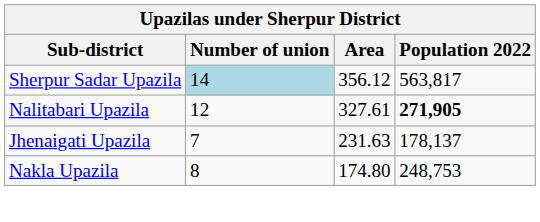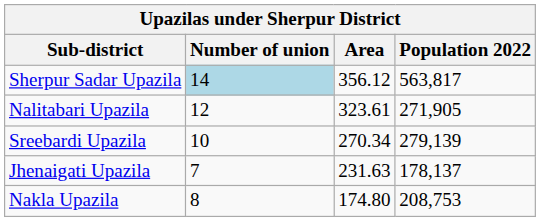(364, 110) 327.61 -> (364, 110) 323.61
(430, 110) bold -> (430, 110) normal
+ row: (77, 140)
(430, 170) 248,753 -> (430, 200) 208,753
